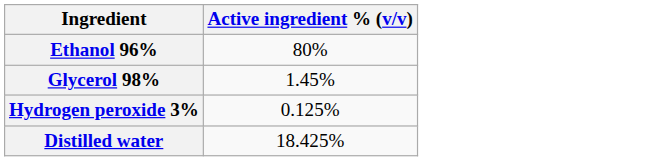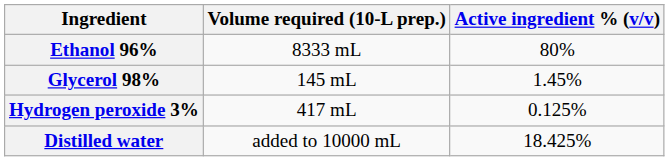+ column: (327, 19)
